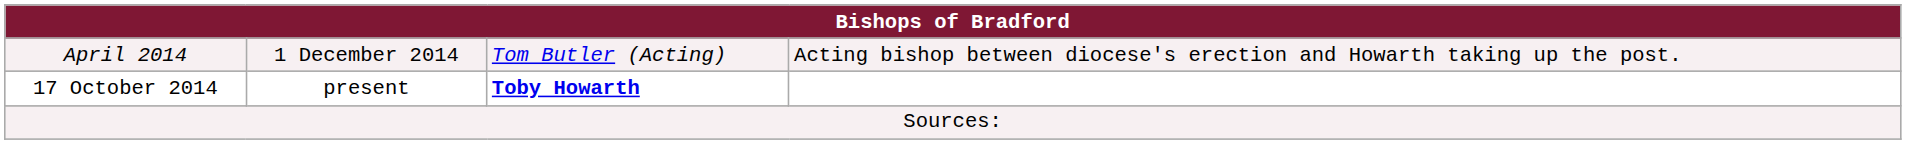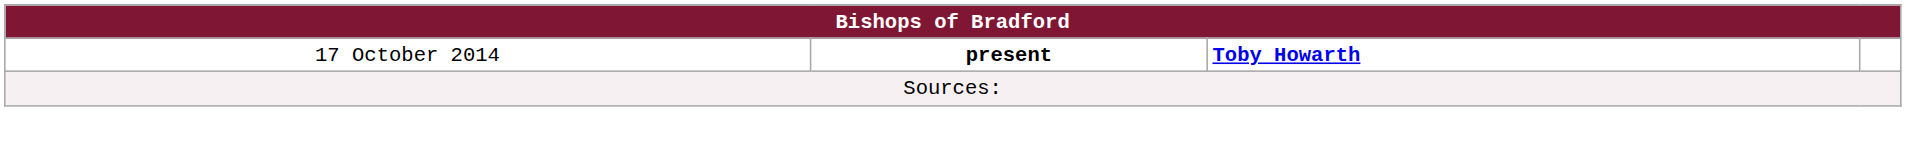- row: (125, 55)
(366, 88) normal -> (1009, 55) bold
